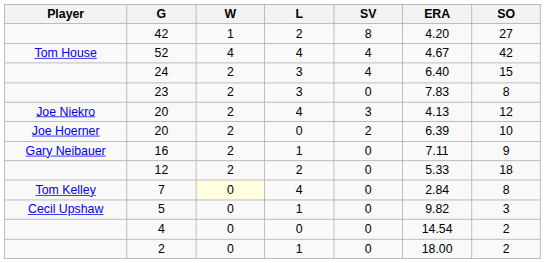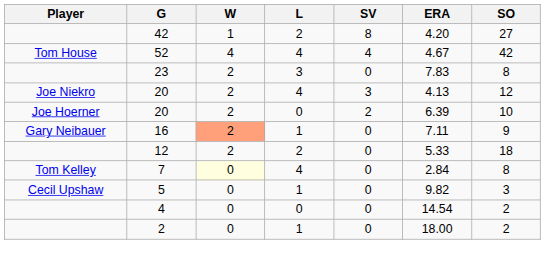- row: (66, 73)
(230, 151) no background -> (230, 131) lightsalmon background
